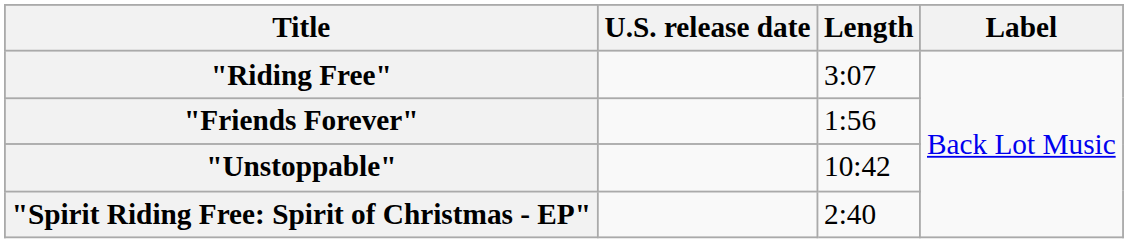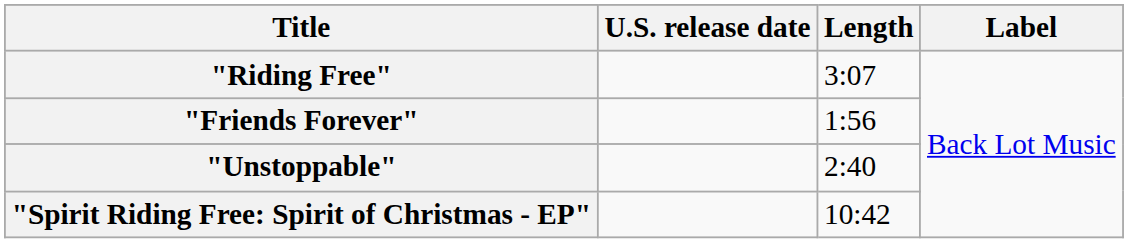(857, 167) 10:42 -> (850, 167) 2:40
(850, 213) 2:40 -> (857, 213) 10:42
